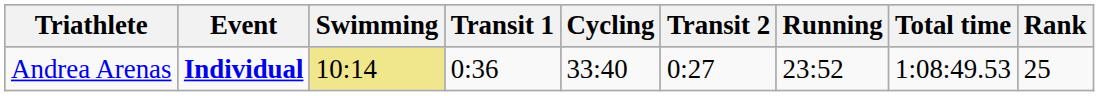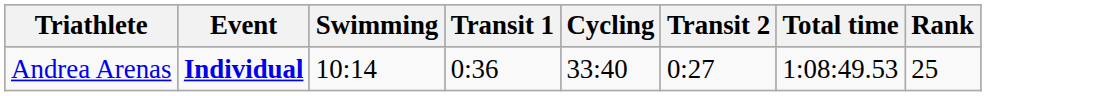- column: (833, 25)
(346, 68) khaki background -> (346, 68) no background
